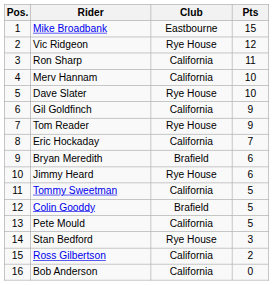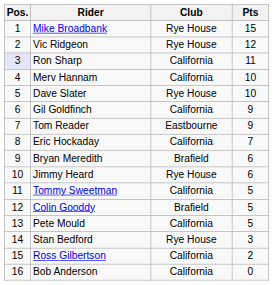(191, 28) Eastbourne -> (191, 28) Rye House
(17, 61) no background -> (17, 61) lavender background
(191, 126) Rye House -> (191, 126) Eastbourne
